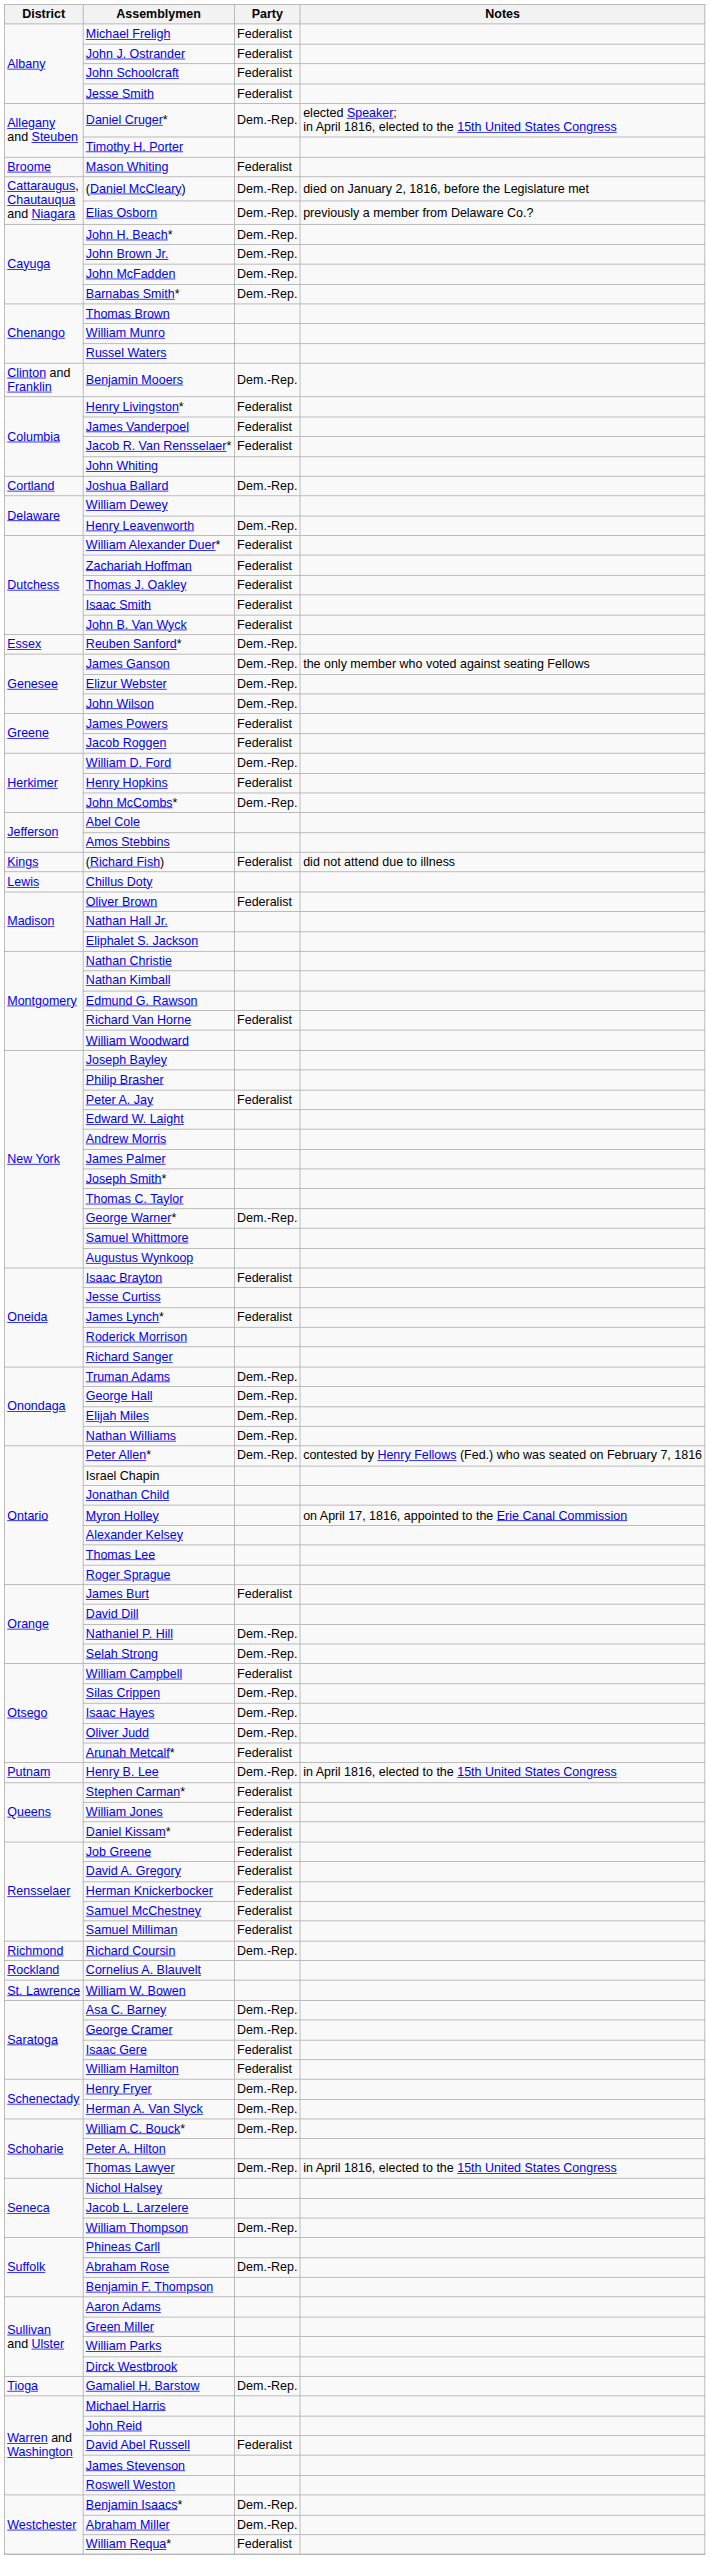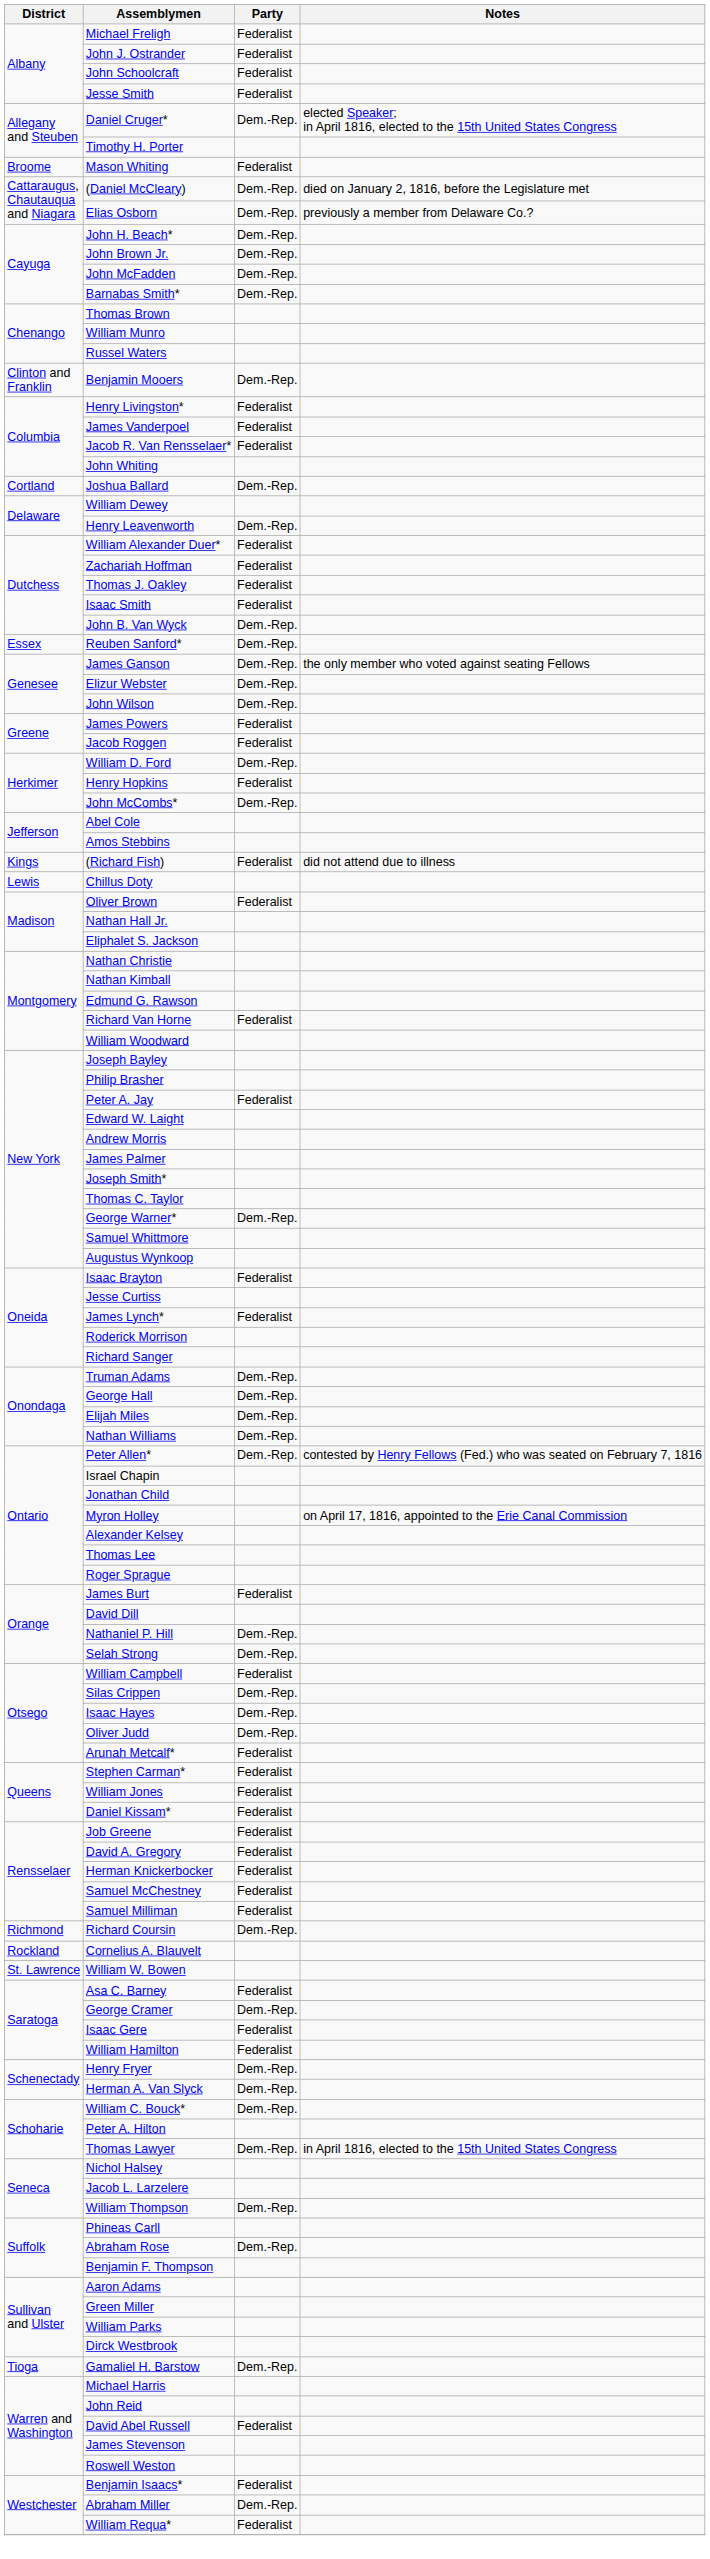(264, 624) Federalist -> (267, 624) Dem.-Rep.
- row: (122, 1772)
(267, 2010) Dem.-Rep. -> (264, 1990) Federalist
(267, 2505) Dem.-Rep. -> (264, 2485) Federalist
